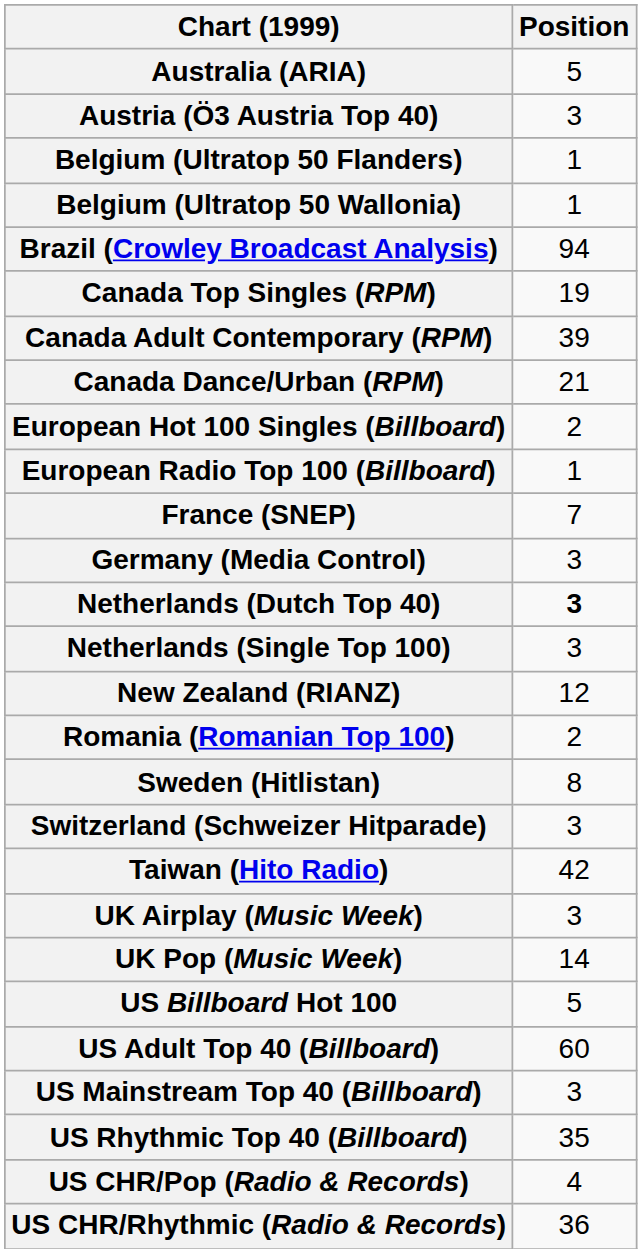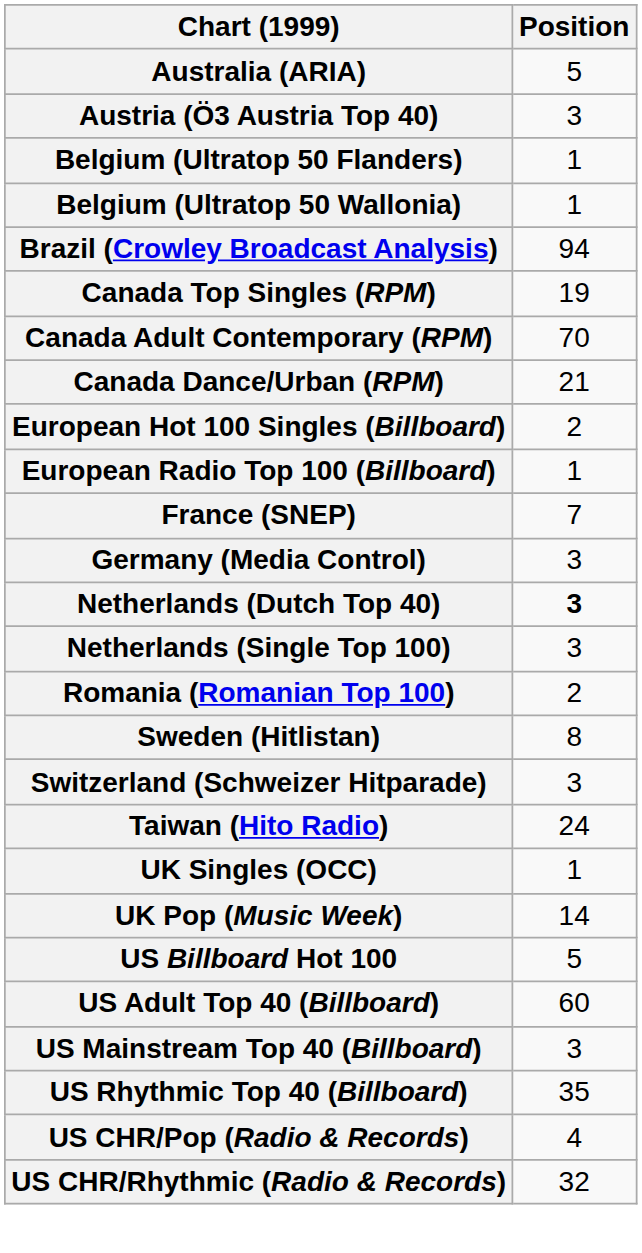(574, 337) 39 -> (574, 337) 70
- row: (259, 692)
(574, 870) 42 -> (574, 826) 24
+ row: (259, 870)
- row: (259, 914)
(574, 1225) 36 -> (574, 1181) 32
